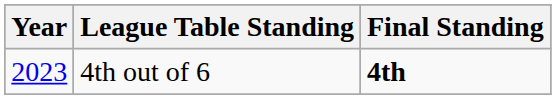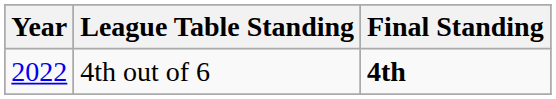(39, 71) 2023 -> (39, 71) 2022
